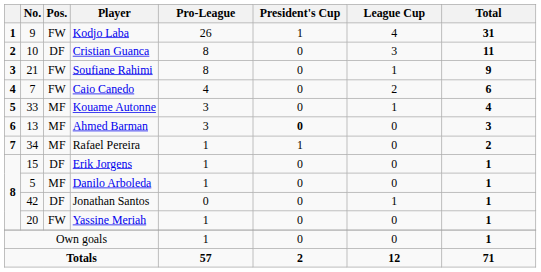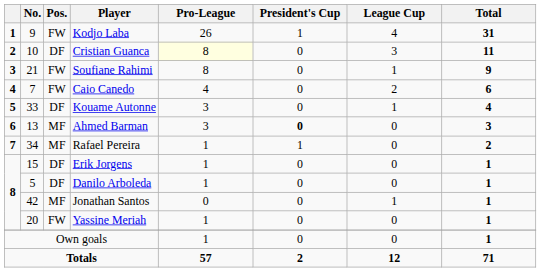(206, 51) no background -> (206, 51) lightyellow background
(57, 107) MF -> (57, 107) DF
(57, 182) MF -> (57, 182) DF
(57, 201) DF -> (57, 201) MF
